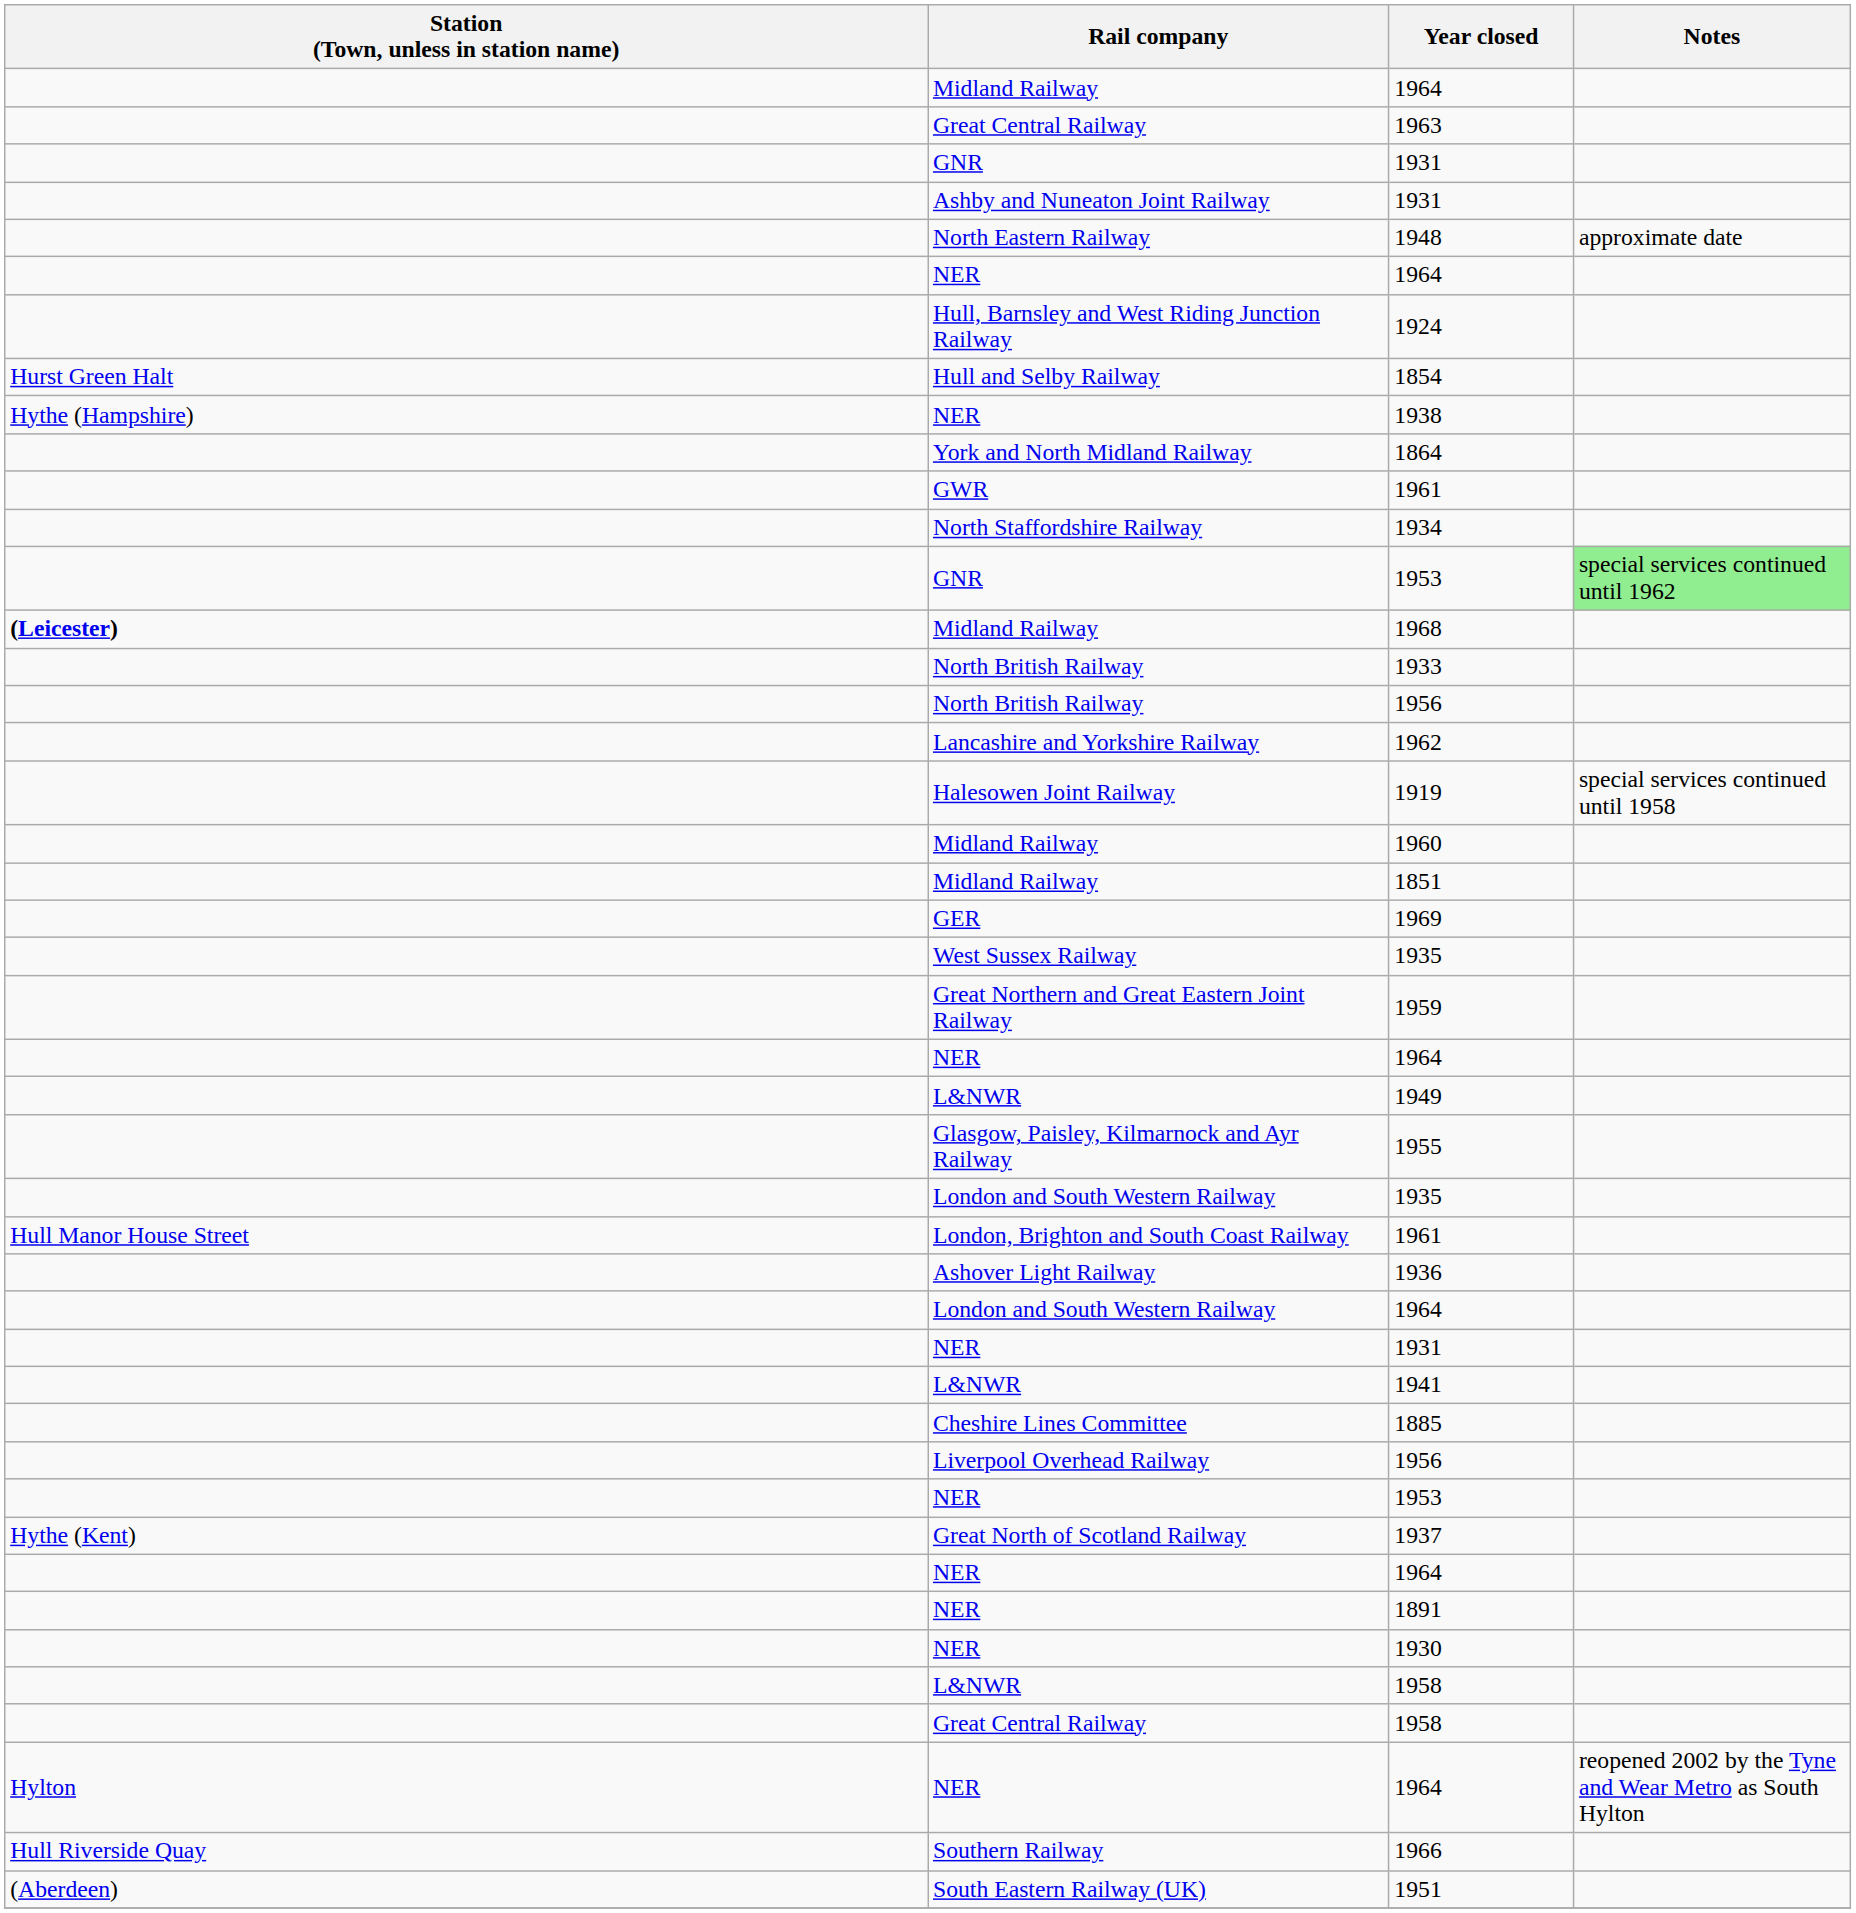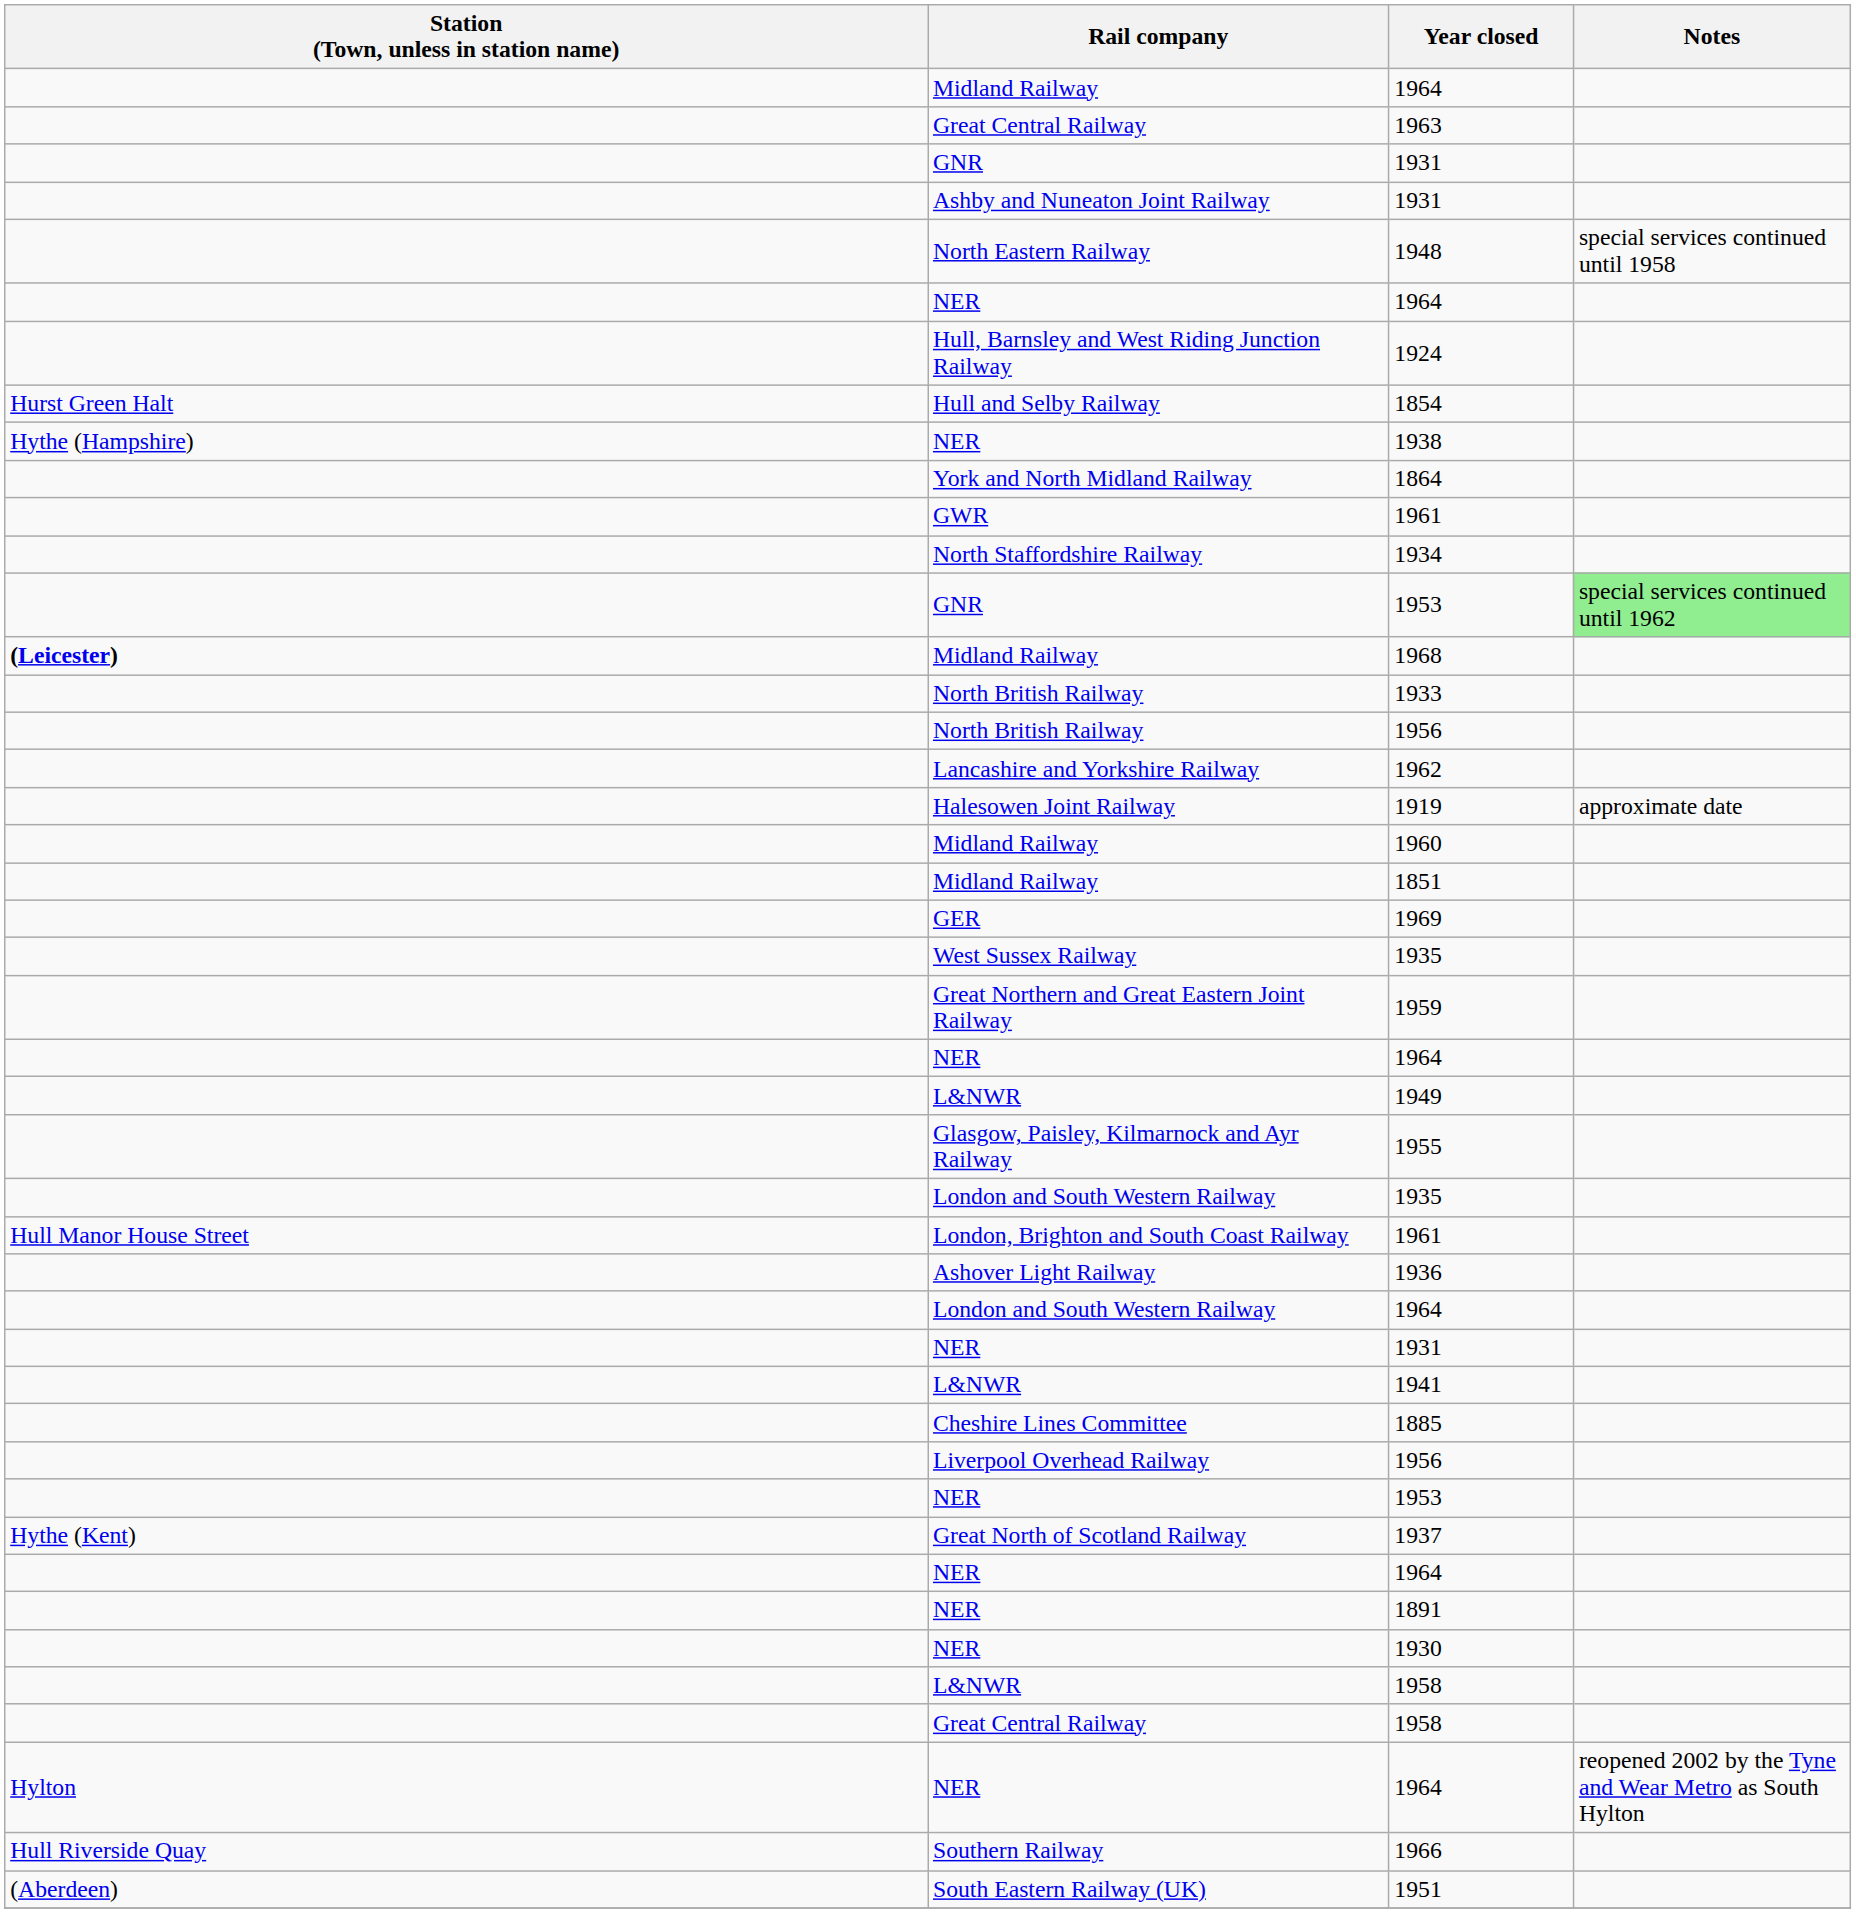(1661, 237) approximate date -> (1703, 251) special services continued until 1958
(1703, 792) special services continued until 1958 -> (1661, 805) approximate date
